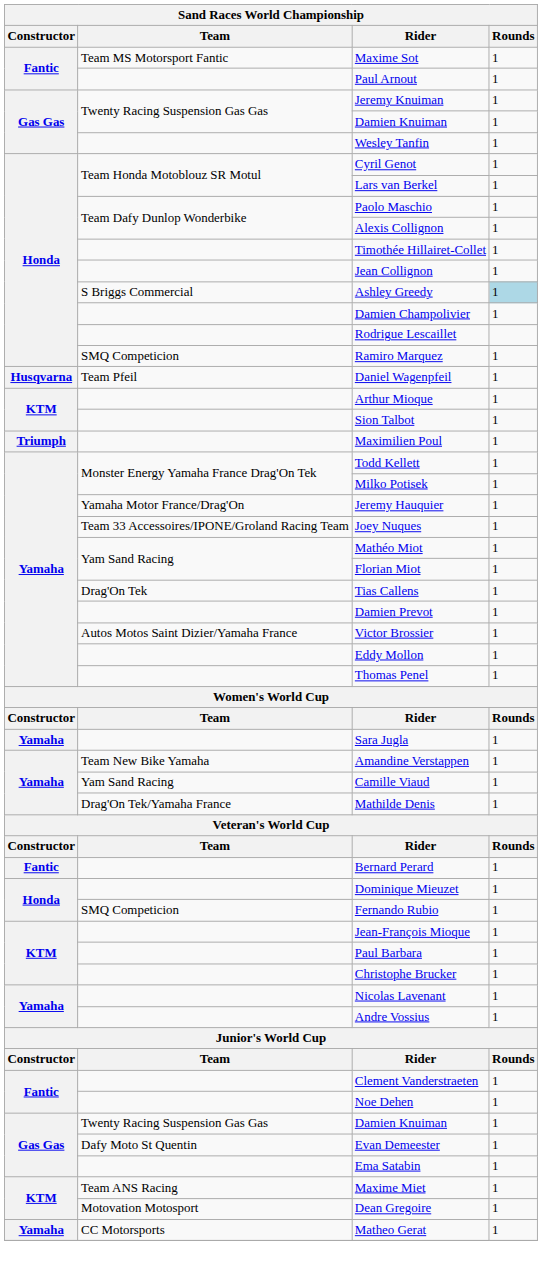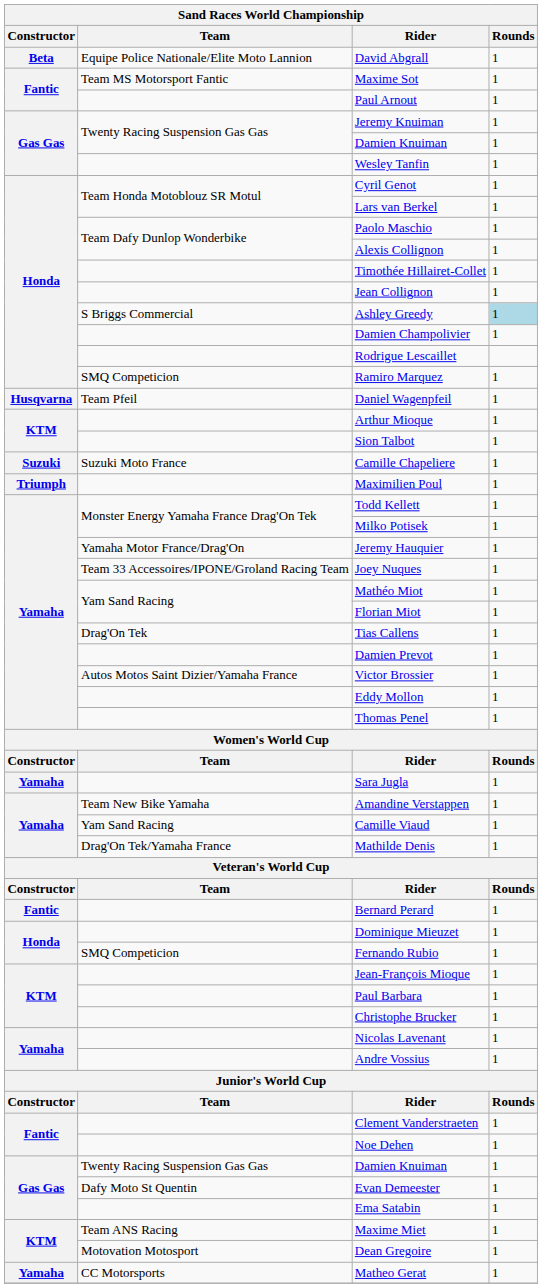+ row: (197, 57)
+ row: (134, 462)
